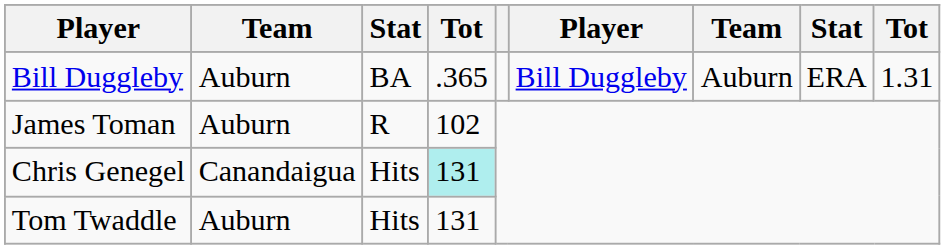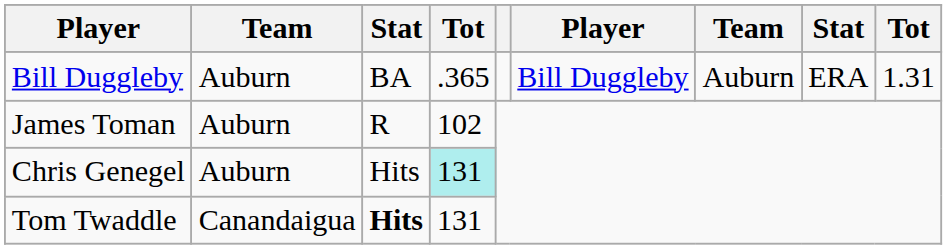(277, 171) Canandaigua -> (245, 171) Auburn
(245, 219) Auburn -> (277, 219) Canandaigua
(395, 219) normal -> (396, 219) bold
